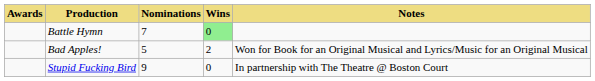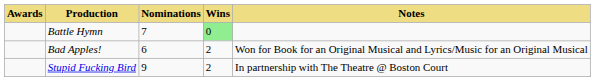(144, 50) 5 -> (144, 50) 6
(209, 68) 0 -> (209, 68) 2
